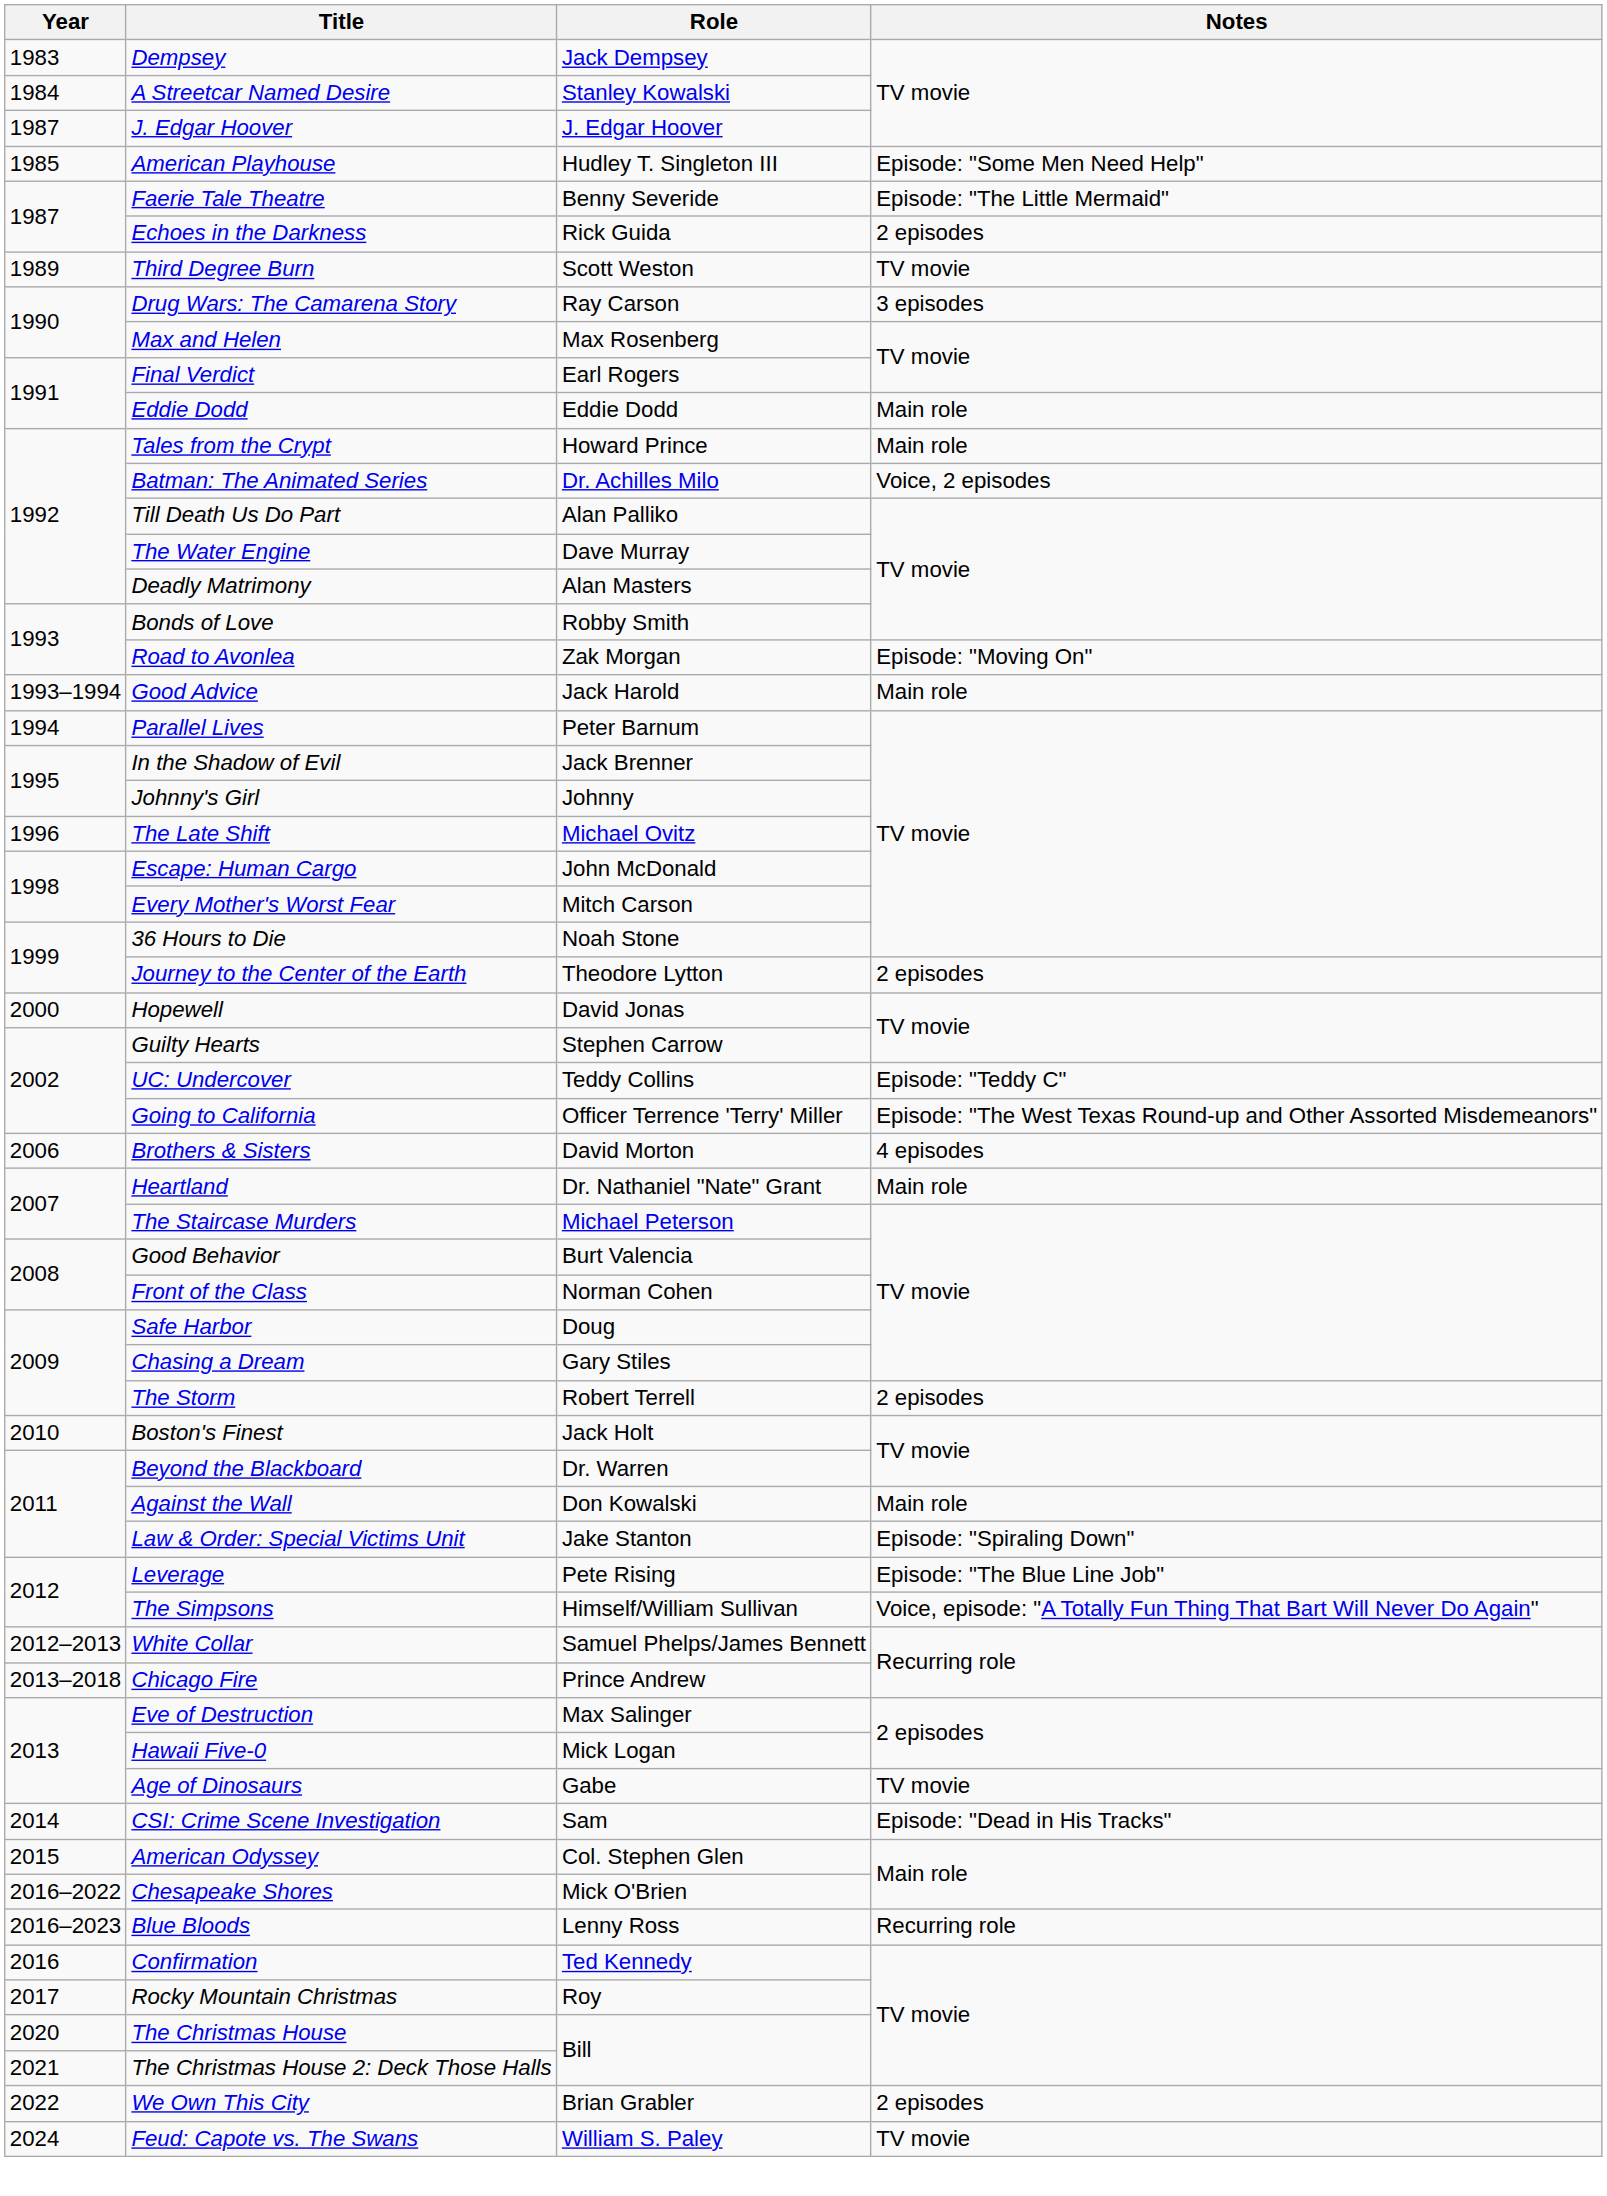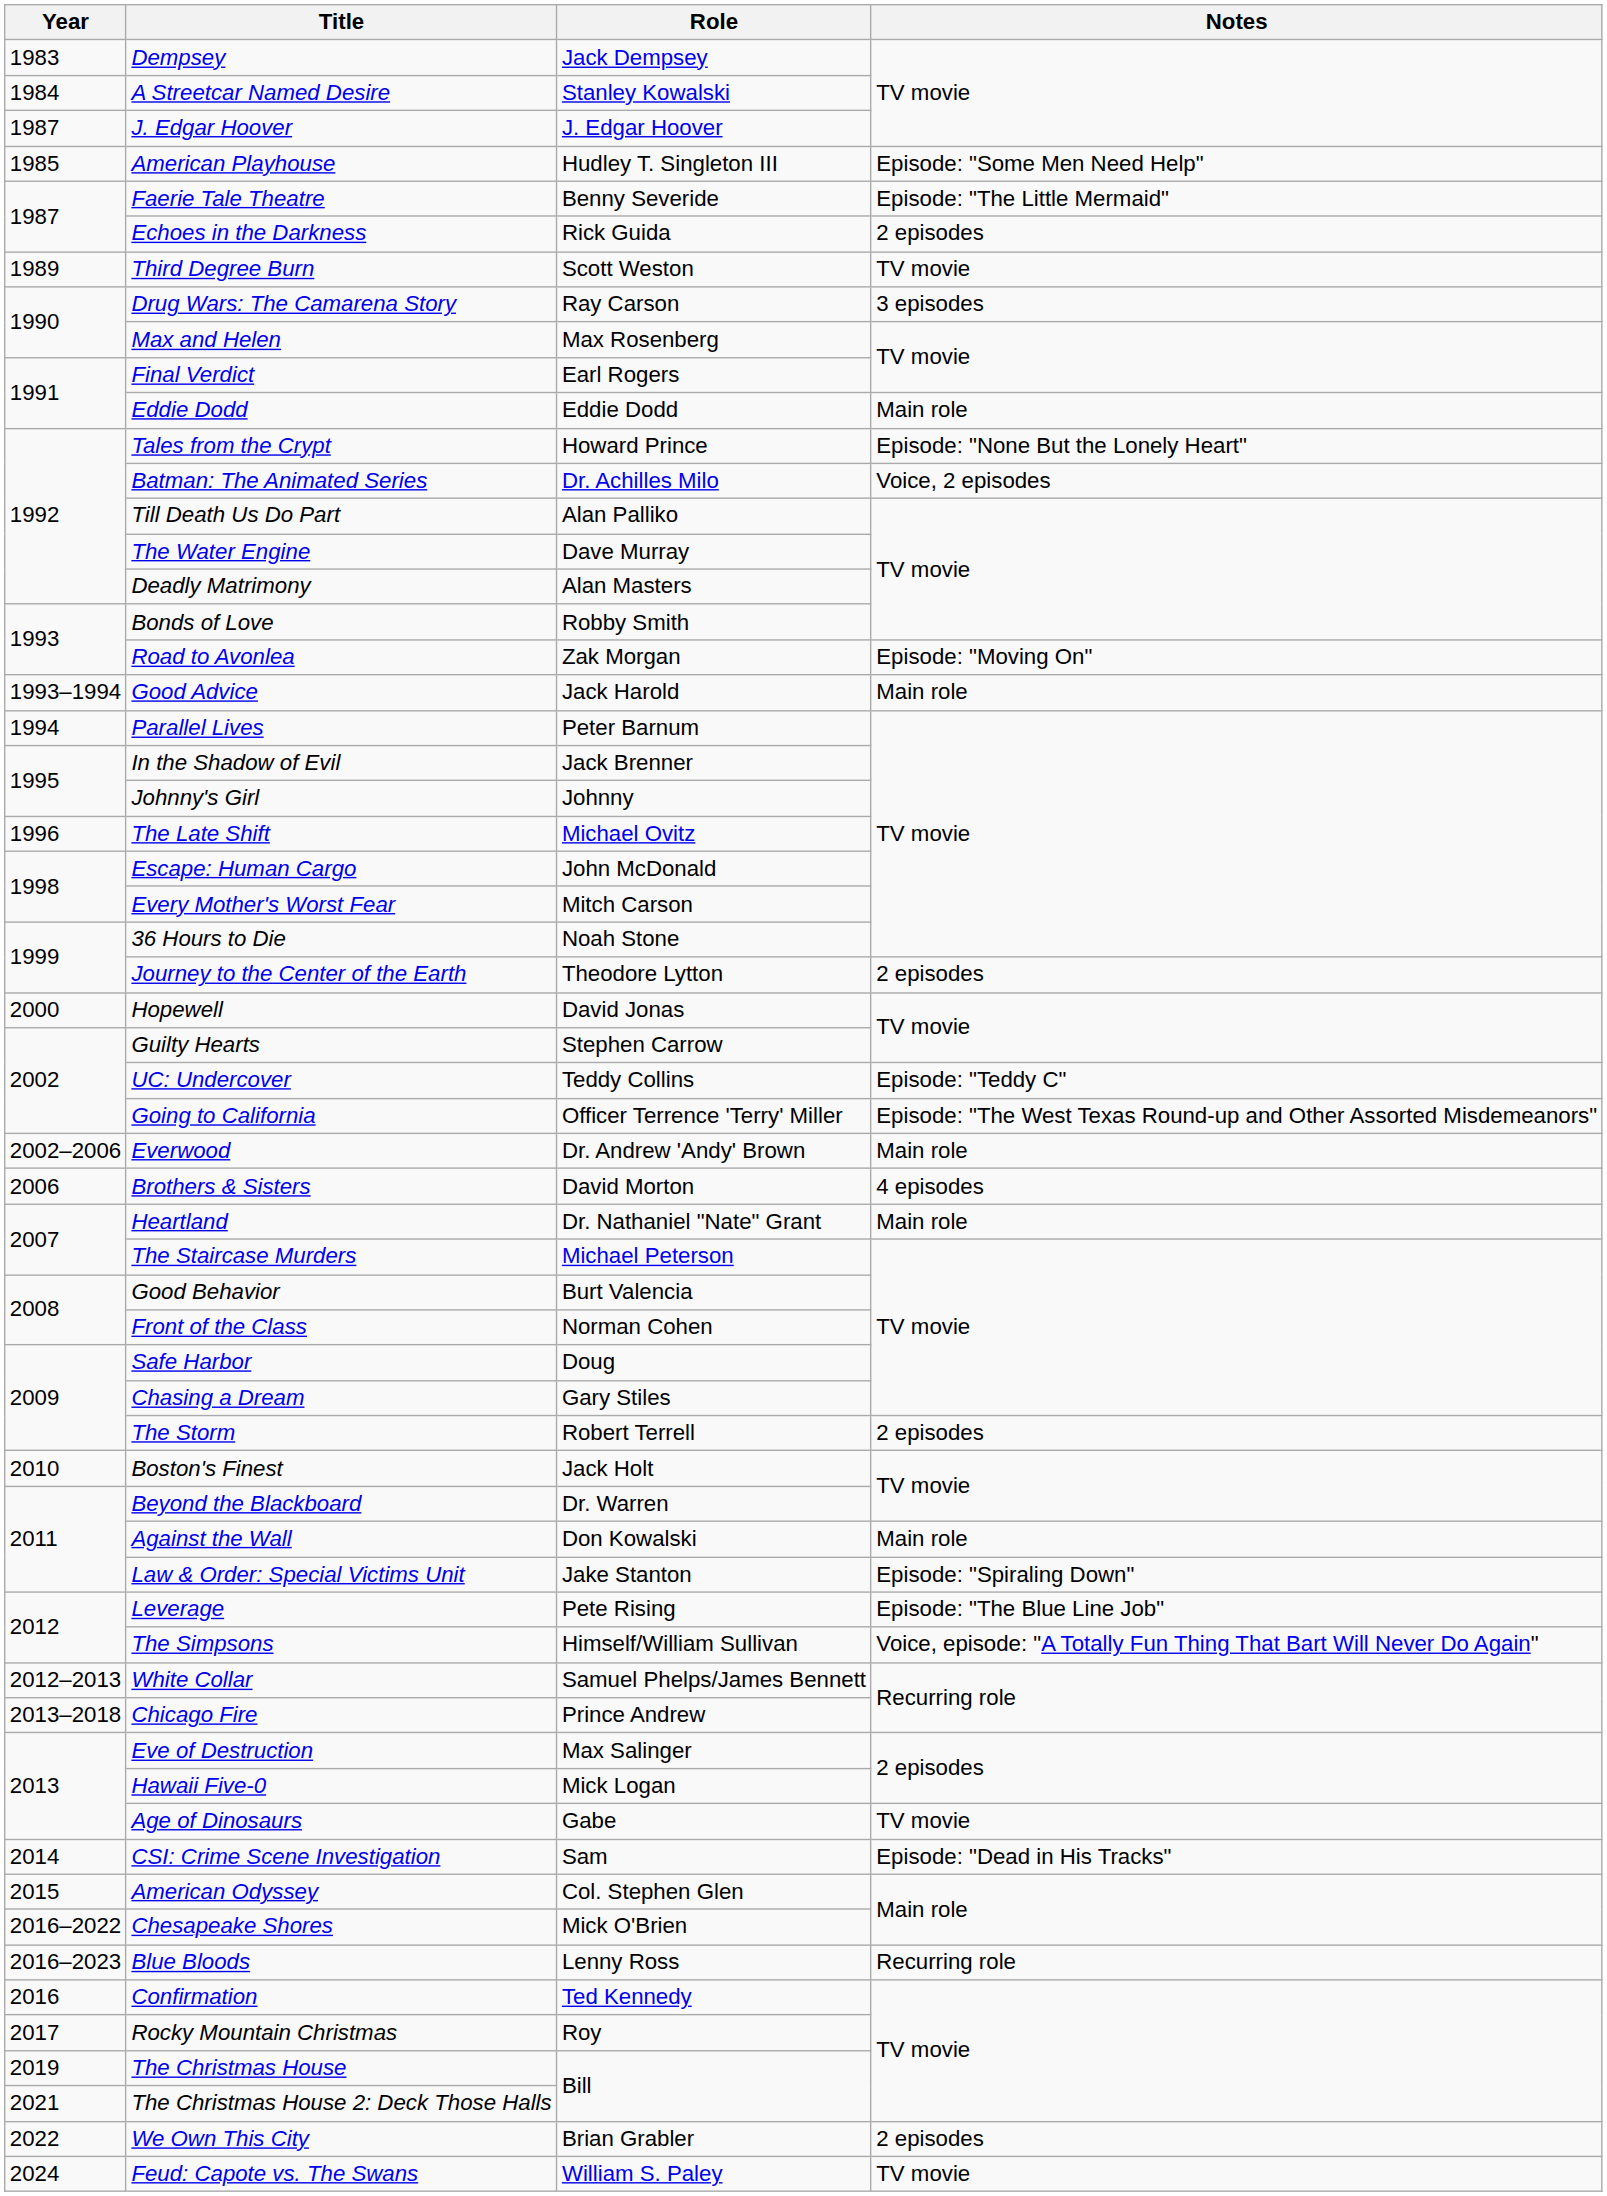(922, 445) Main role -> (1062, 445) Episode: "None But the Lonely Heart"
+ row: (181, 1150)
(35, 2032) 2020 -> (35, 2067) 2019
